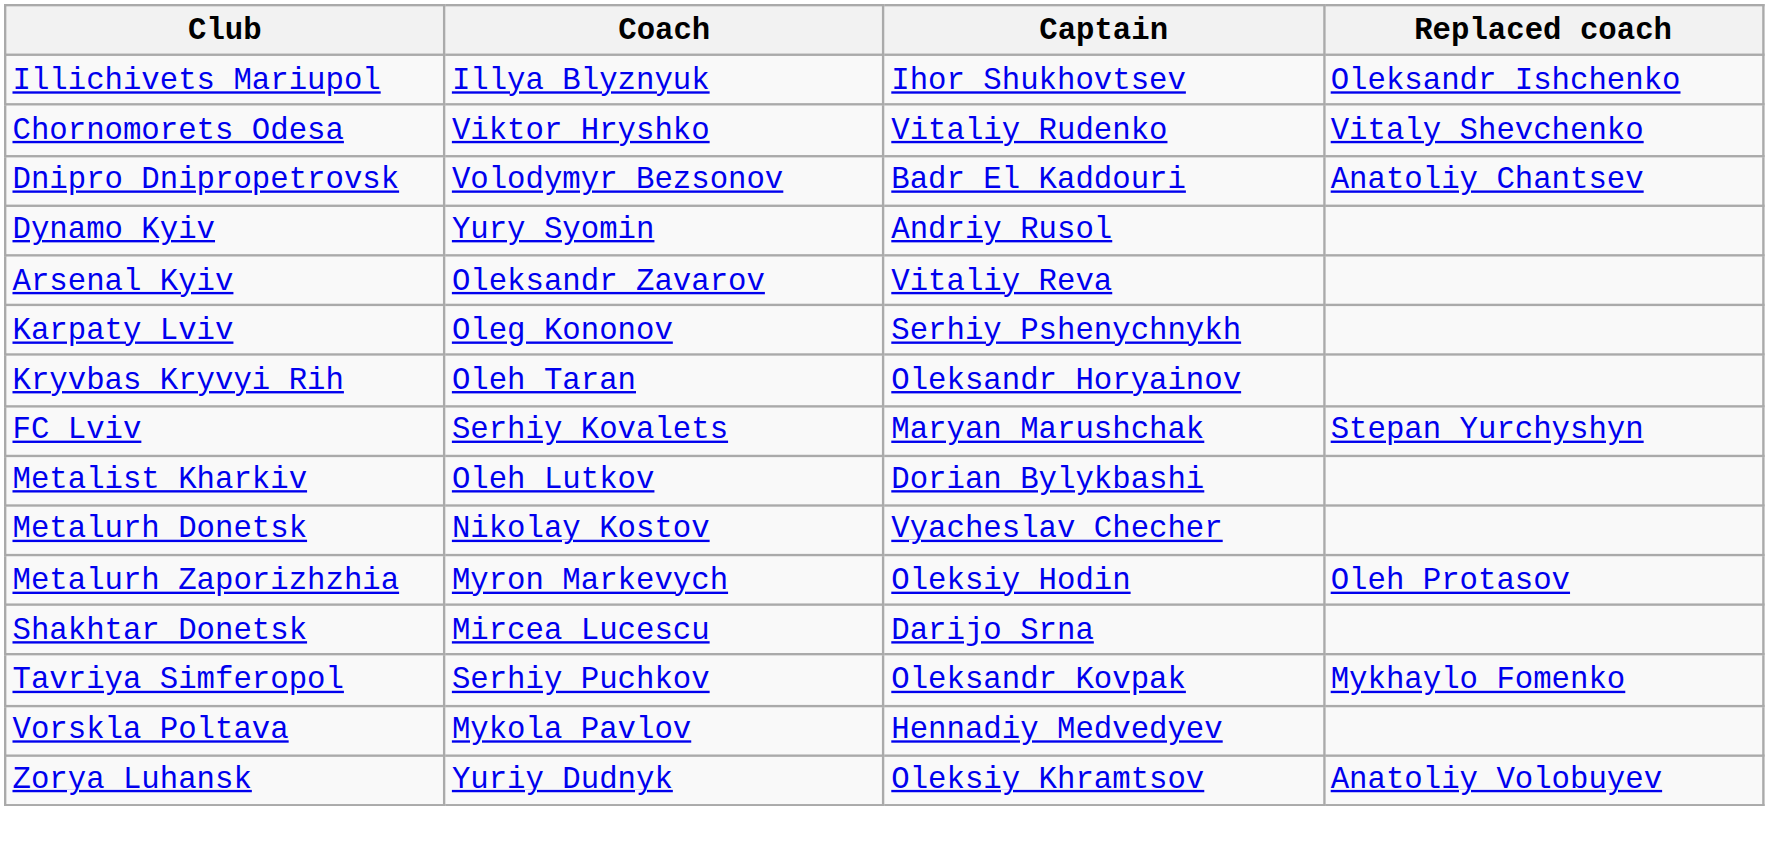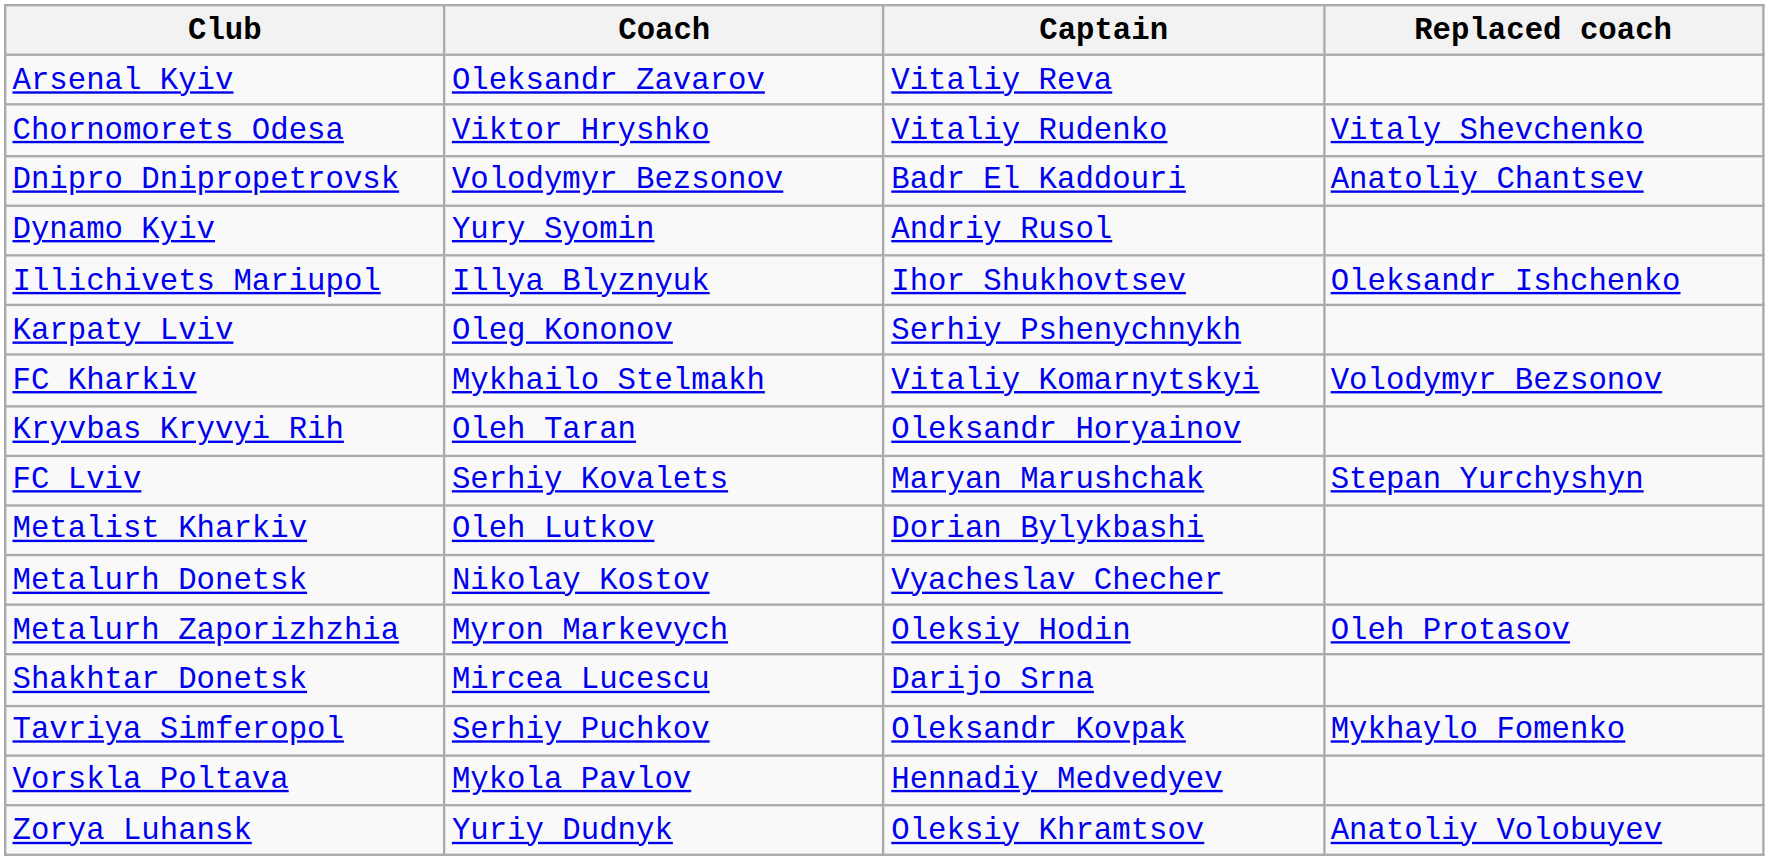rows swapped: (123, 280) <-> (197, 80)
+ row: (105, 380)
